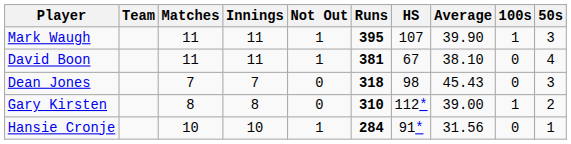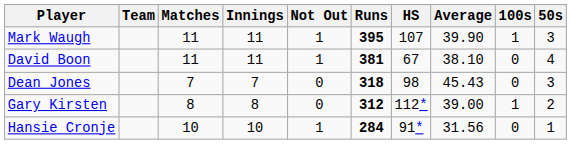(371, 106) 310 -> (371, 106) 312
